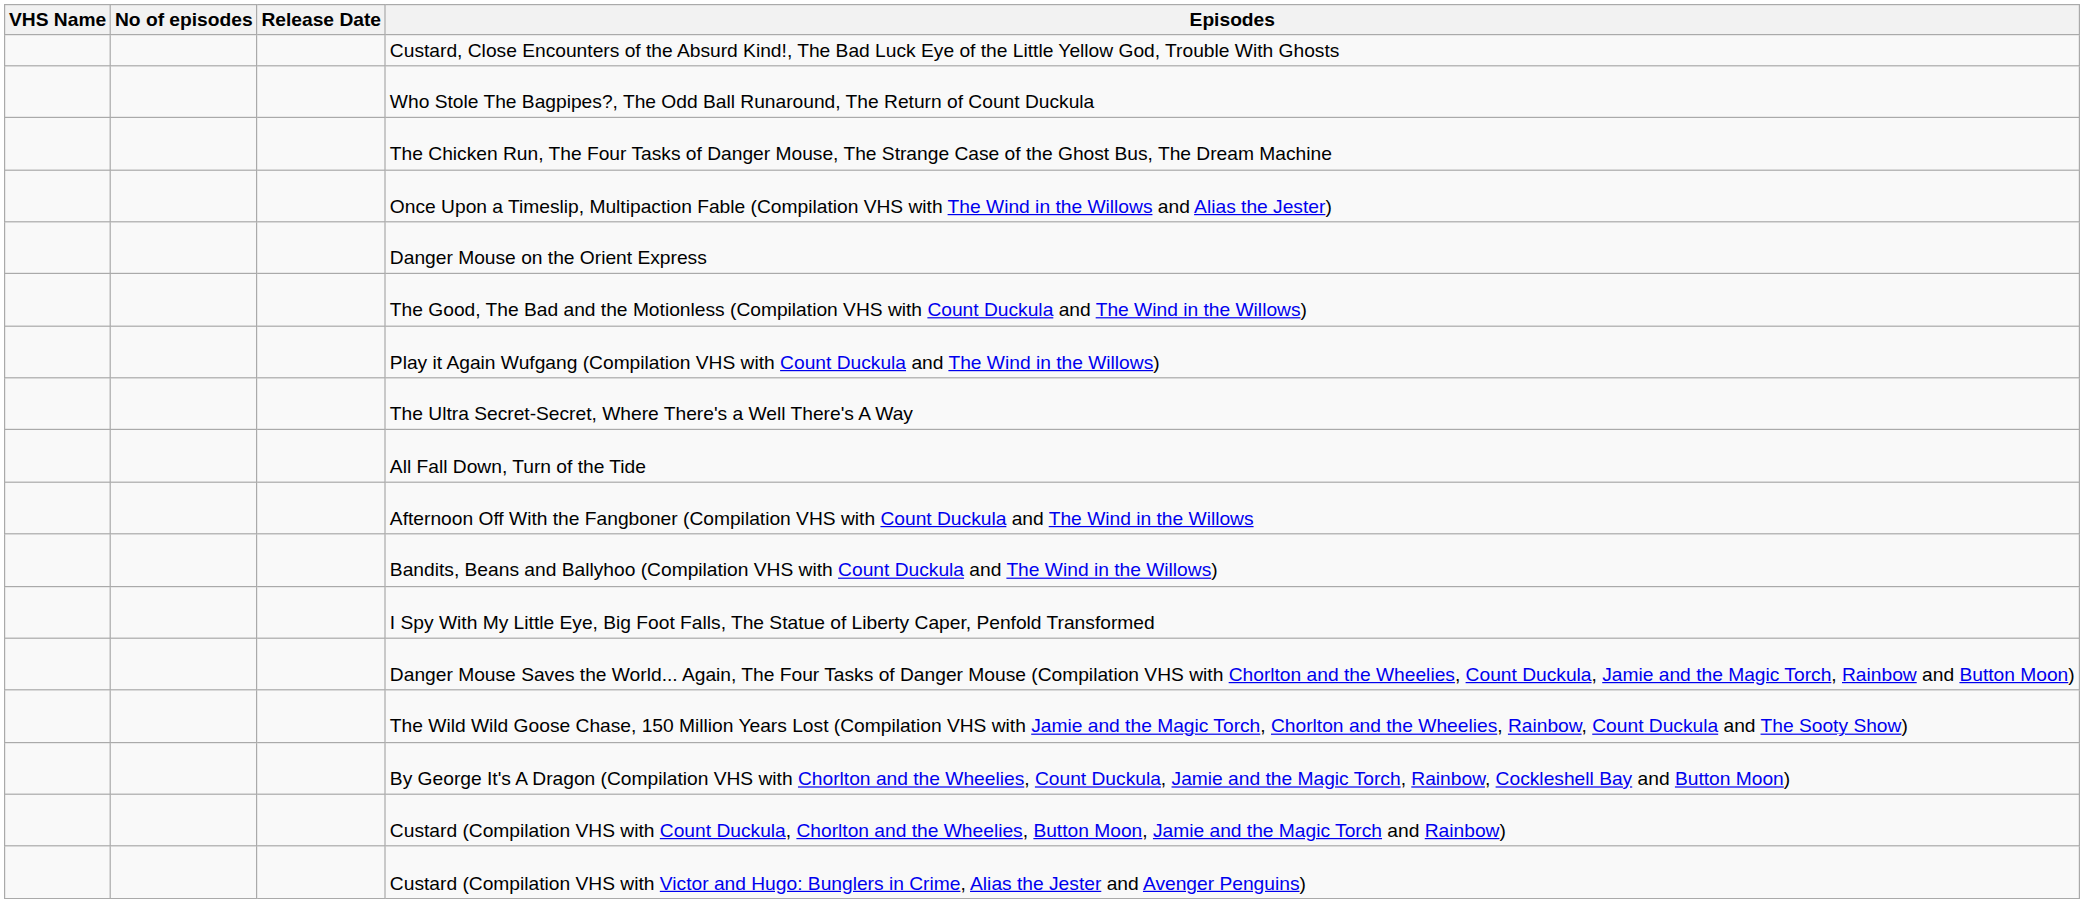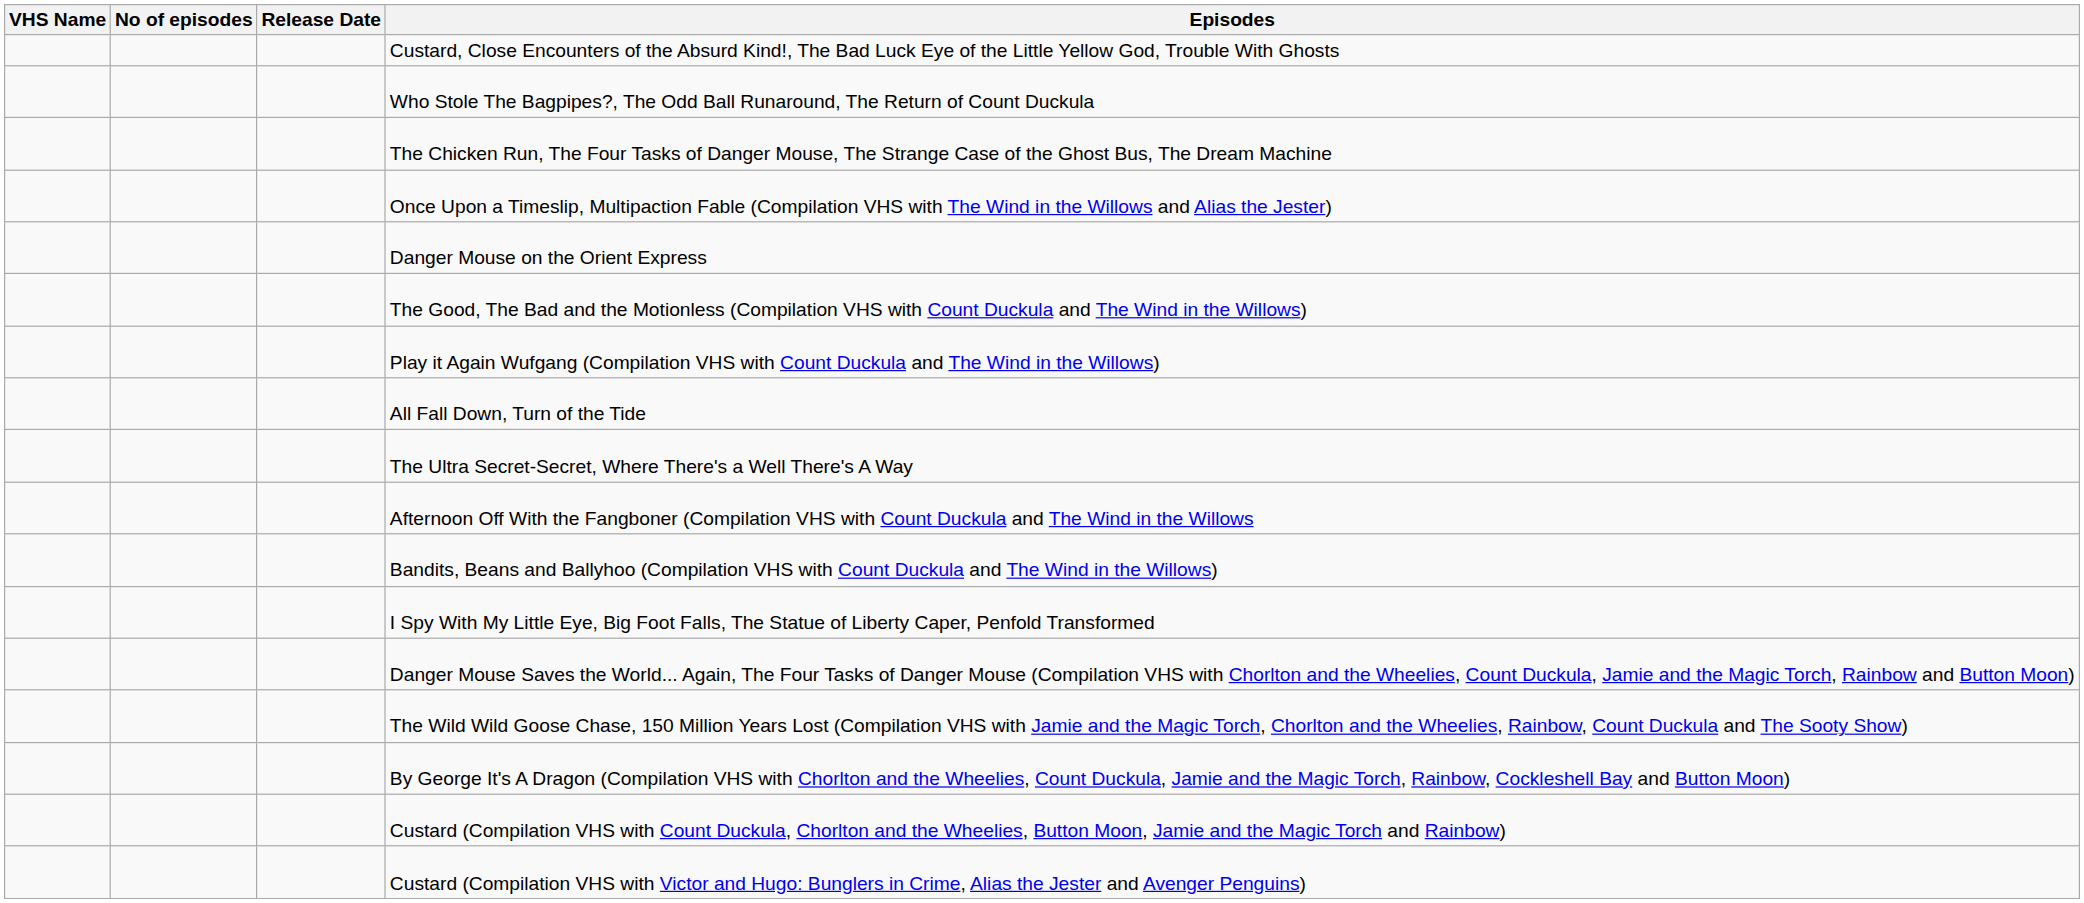rows swapped: (518, 466) <-> (651, 414)
